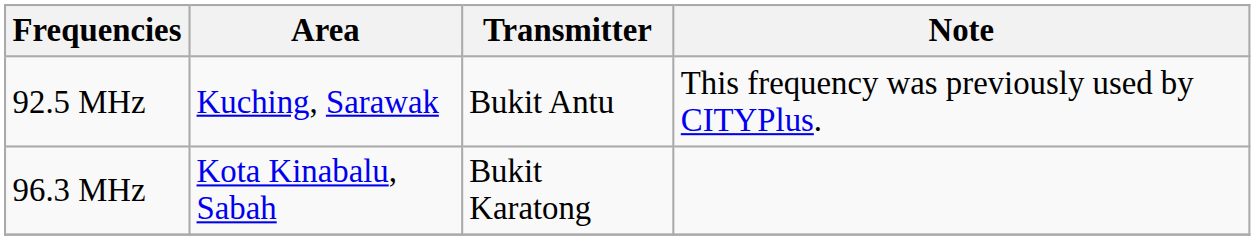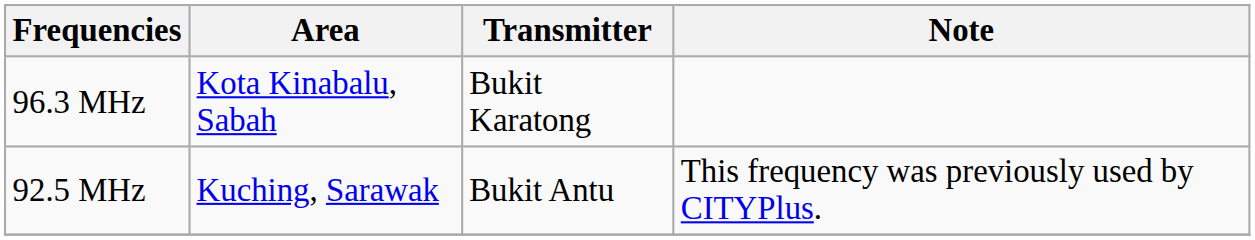rows swapped: (79, 100) <-> (79, 189)
